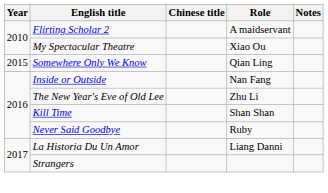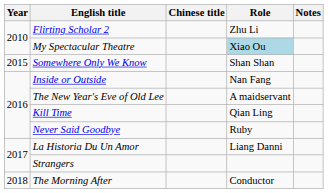(260, 29) A maidservant -> (244, 29) Zhu Li
(247, 46) no background -> (247, 46) lightblue background
(251, 63) Qian Ling -> (252, 63) Shan Shan
(244, 96) Zhu Li -> (260, 96) A maidservant
(252, 113) Shan Shan -> (251, 113) Qian Ling
+ row: (72, 180)
